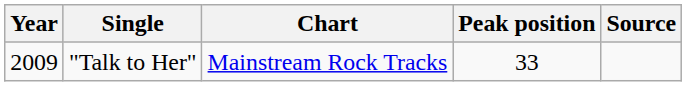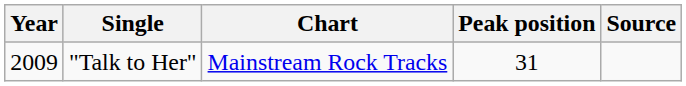(527, 61) 33 -> (527, 61) 31
